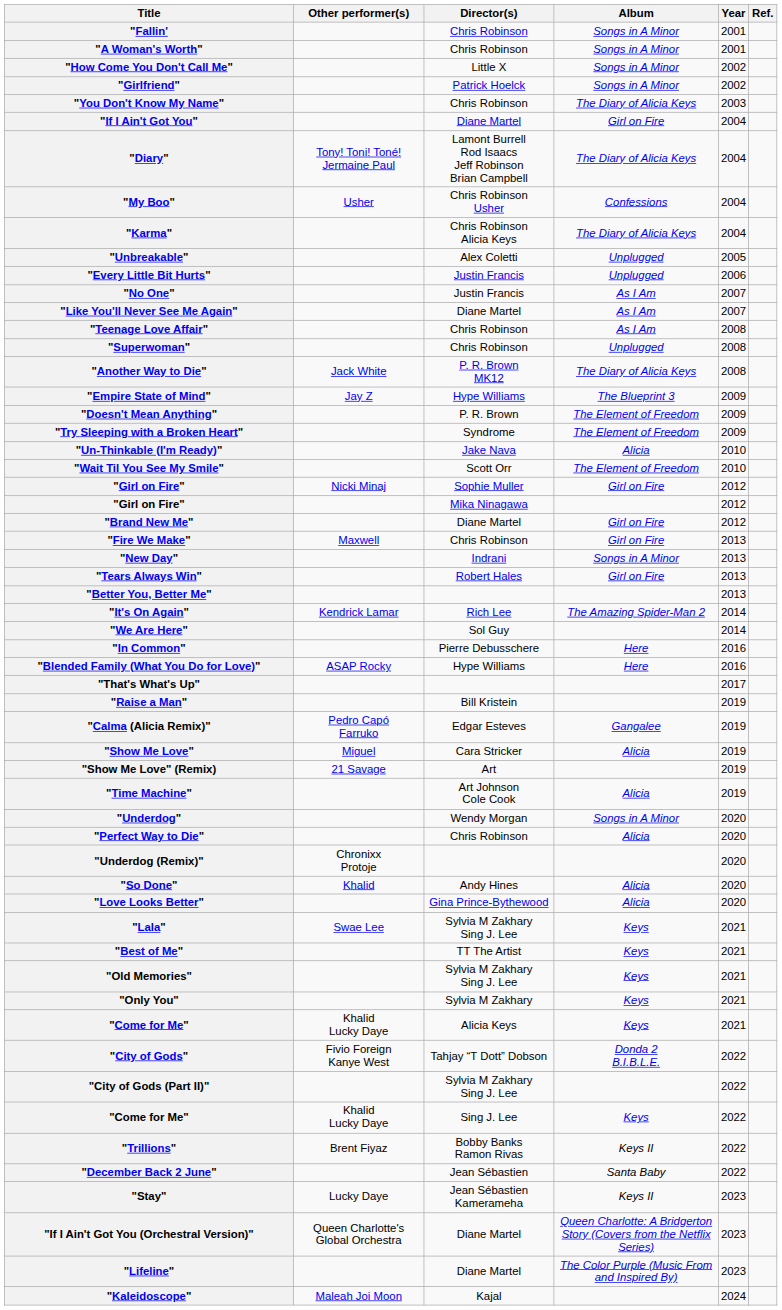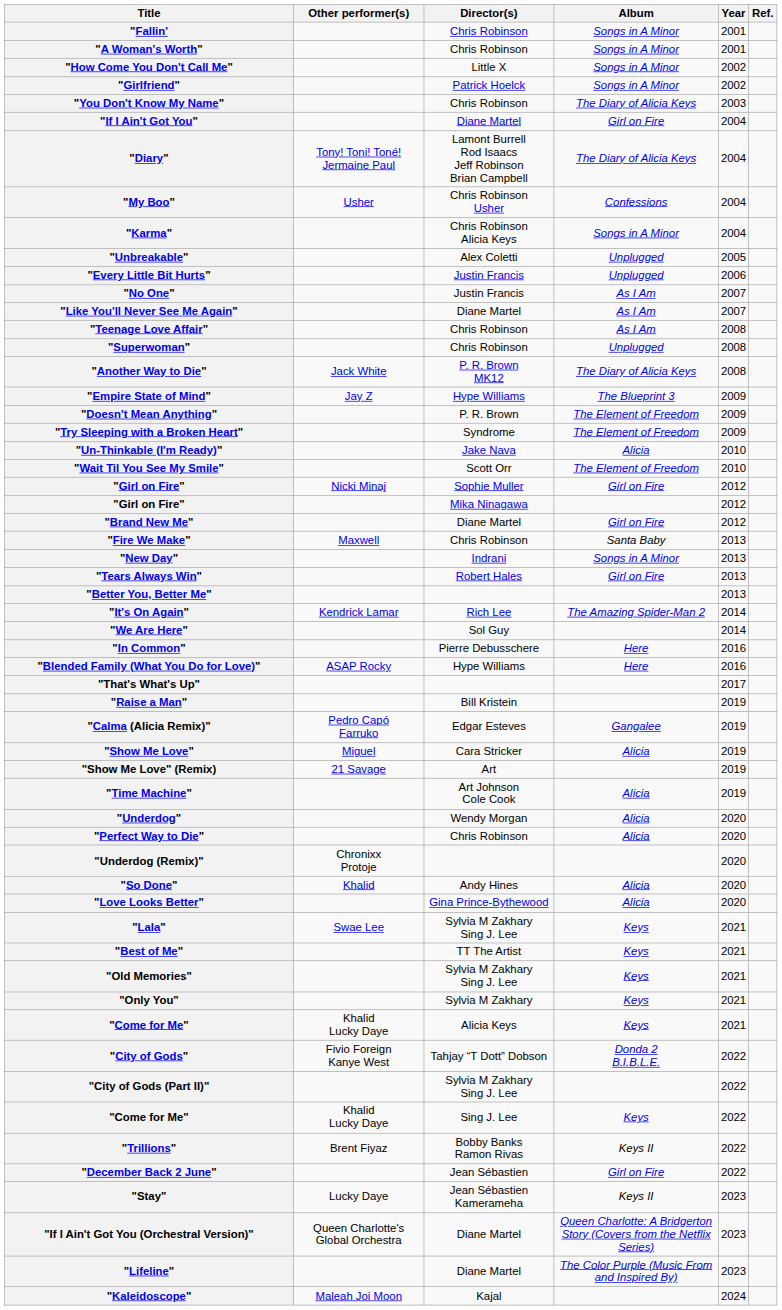(636, 233) The Diary of Alicia Keys -> (636, 233) Songs in A Minor
(636, 540) Girl on Fire -> (636, 540) Santa Baby
(636, 818) Songs in A Minor -> (636, 818) Alicia
(636, 1172) Santa Baby -> (636, 1172) Girl on Fire
